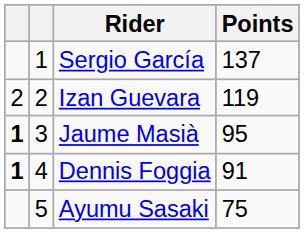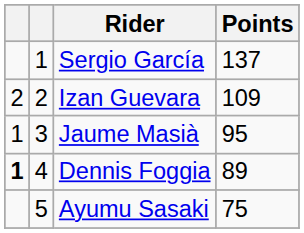(240, 97) 119 -> (241, 97) 109
(17, 134) bold -> (17, 134) normal
(235, 171) 91 -> (235, 171) 89
